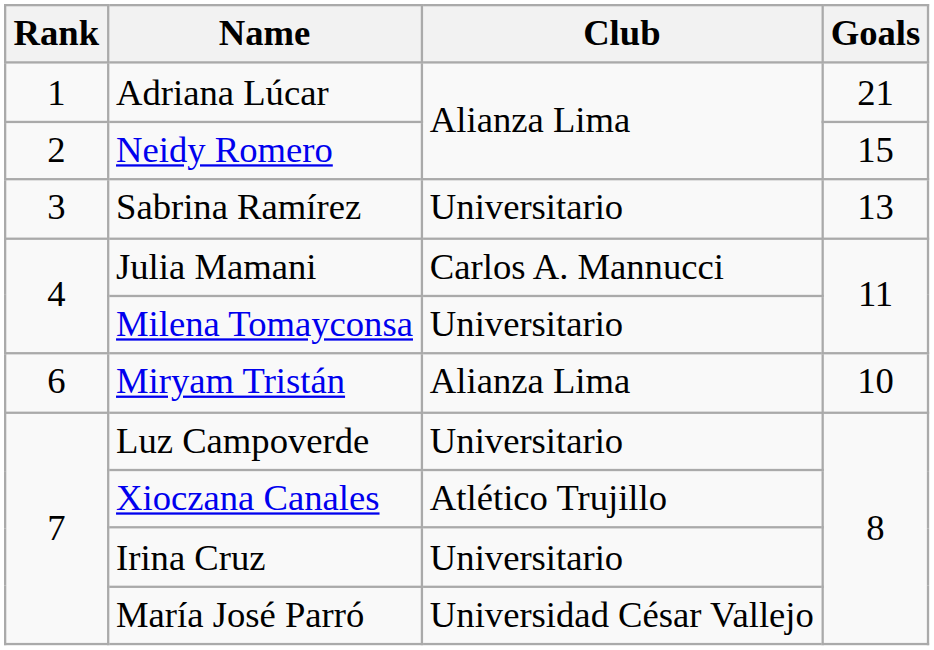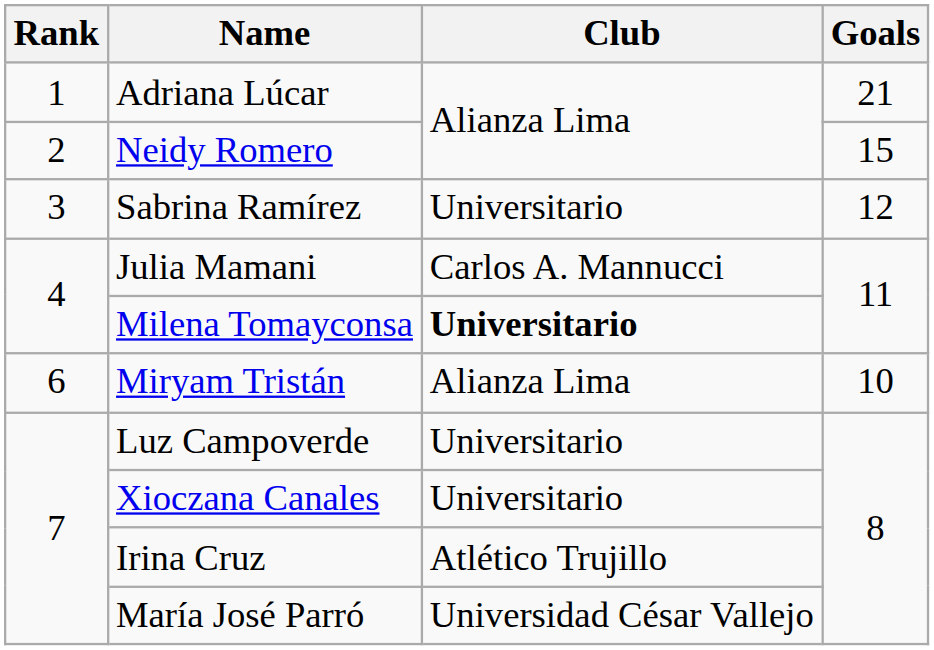(876, 207) 13 -> (876, 207) 12
(527, 324) normal -> (534, 324) bold
(548, 498) Atlético Trujillo -> (527, 498) Universitario
(527, 556) Universitario -> (548, 556) Atlético Trujillo
